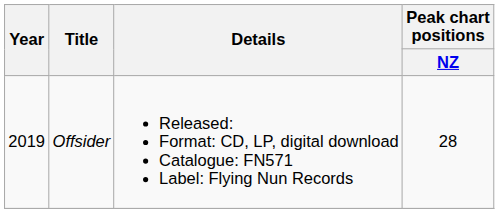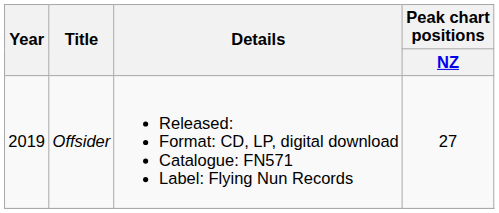(448, 141) 28 -> (448, 141) 27
